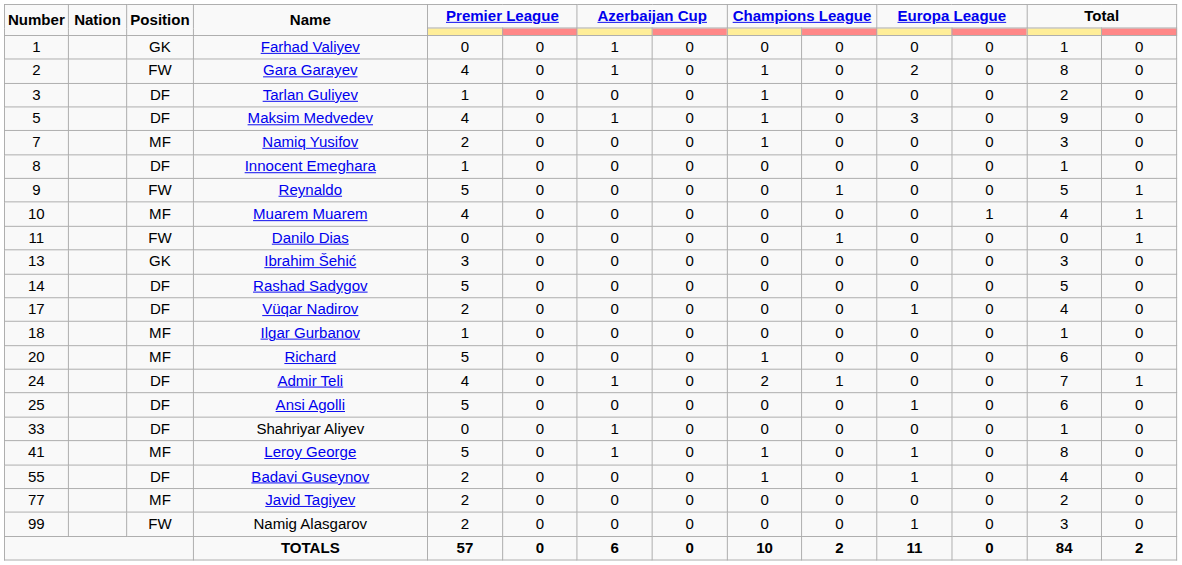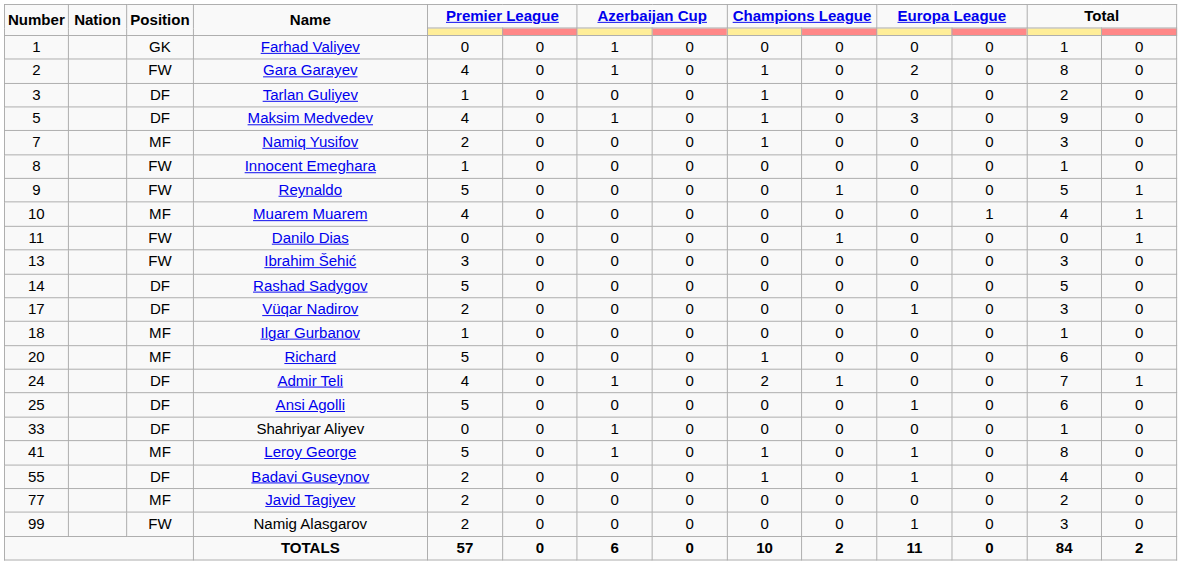(160, 166) DF -> (160, 166) FW
(160, 261) GK -> (160, 261) FW
(1064, 309) 4 -> (1064, 309) 3
